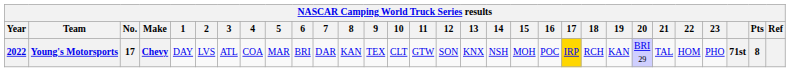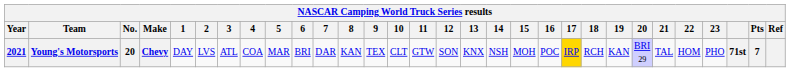(16, 52) 2022 -> (16, 52) 2021
(130, 52) 17 -> (130, 52) 20
(757, 52) 8 -> (757, 52) 7
